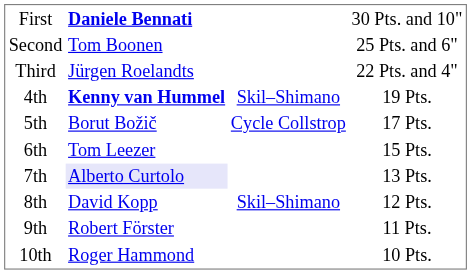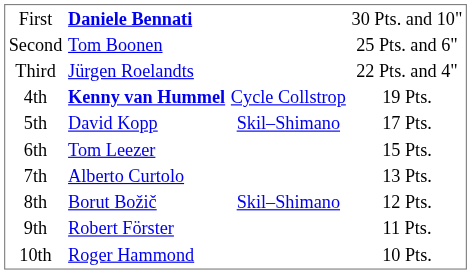(288, 97) Skil–Shimano -> (288, 97) Cycle Collstrop
(112, 123) Borut Božič -> (113, 123) David Kopp
(288, 123) Cycle Collstrop -> (288, 123) Skil–Shimano
(126, 176) lavender background -> (126, 176) no background
(113, 202) David Kopp -> (112, 202) Borut Božič
